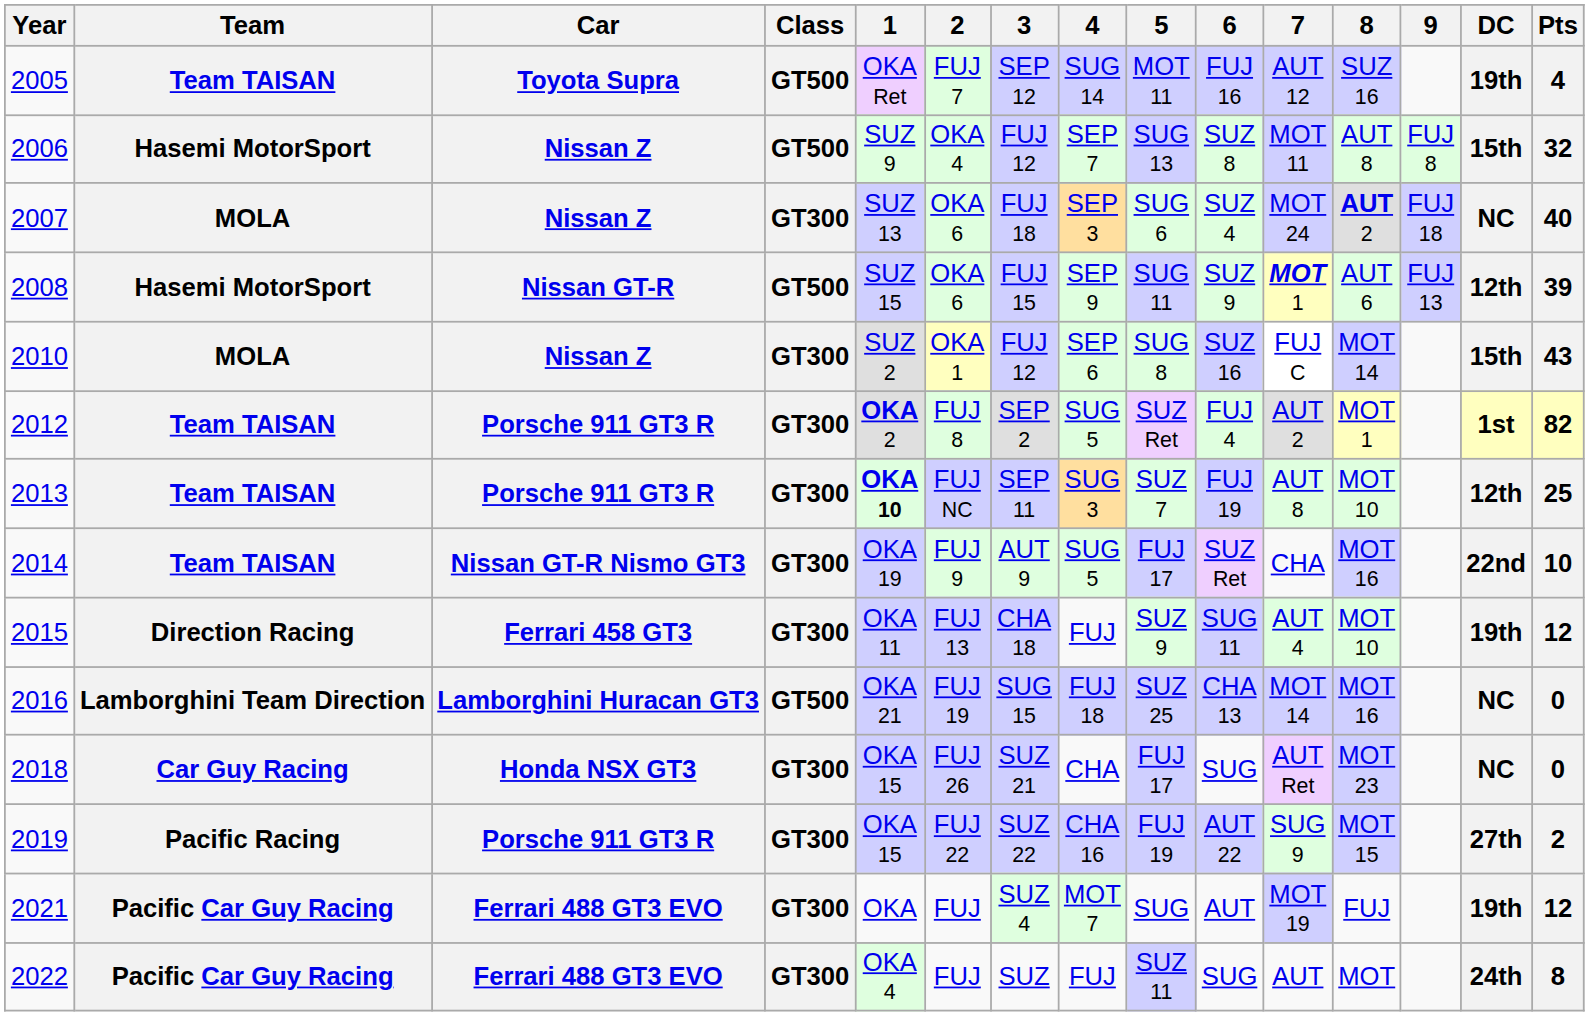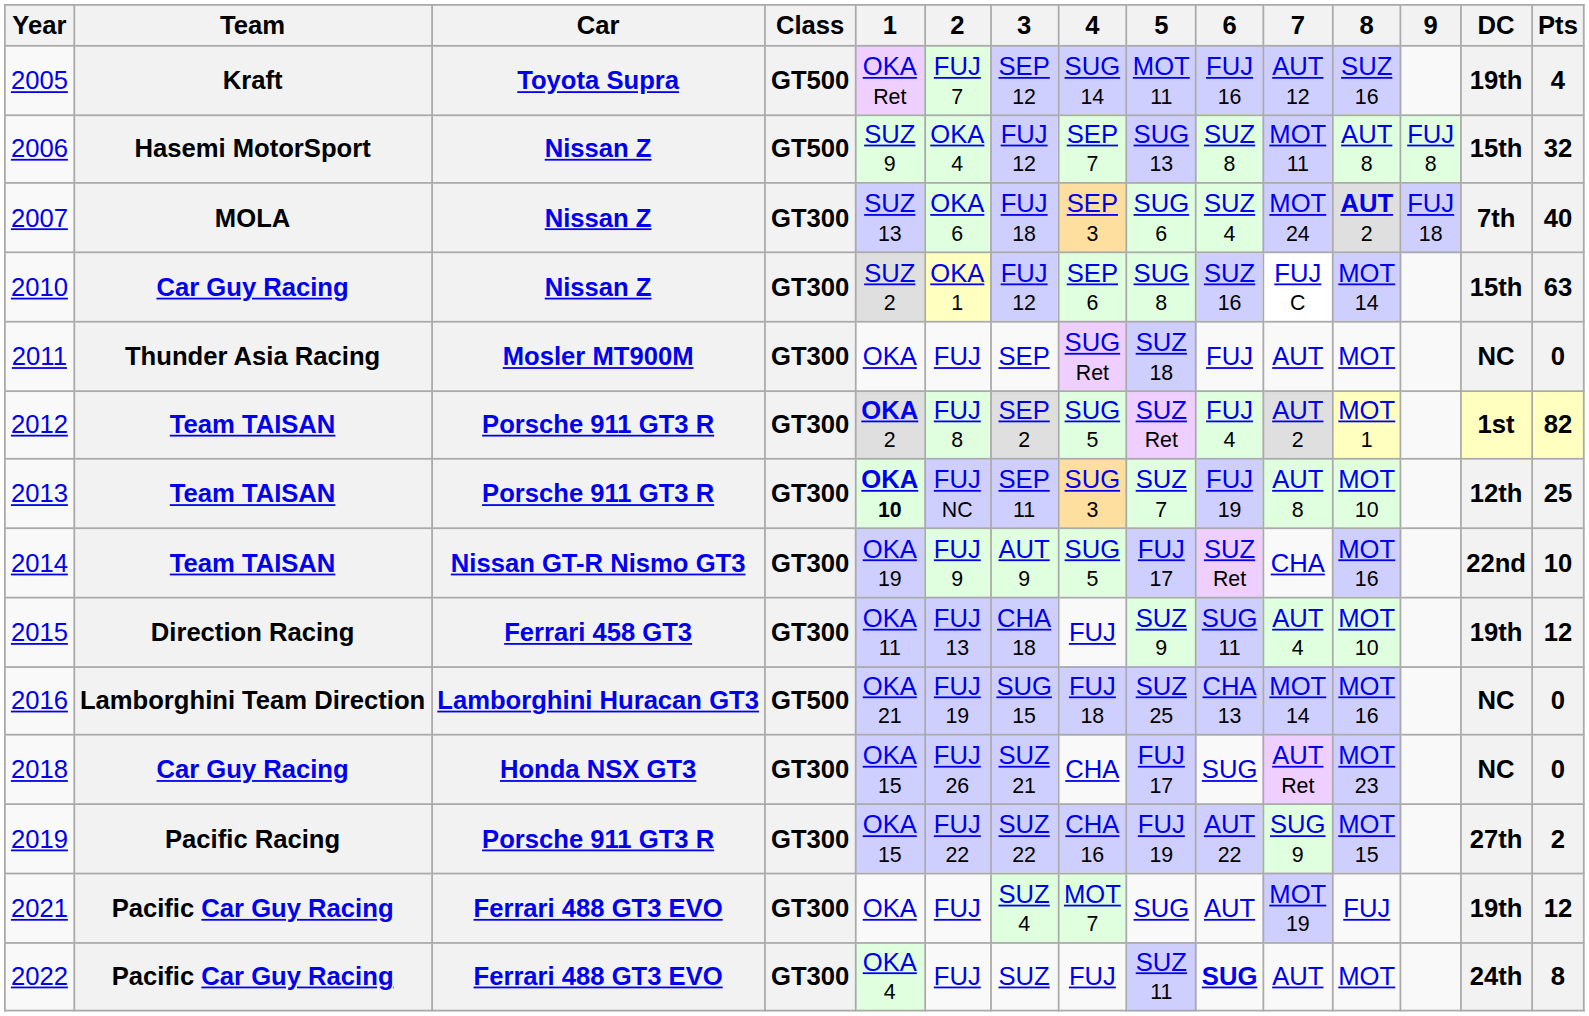(253, 80) Team TAISAN -> (253, 80) Kraft
(1496, 218) NC -> (1496, 218) 7th
- row: (39, 287)
(253, 356) MOLA -> (253, 287) Car Guy Racing
(1558, 356) 43 -> (1558, 287) 63
+ row: (39, 356)
(1230, 977) normal -> (1230, 977) bold
